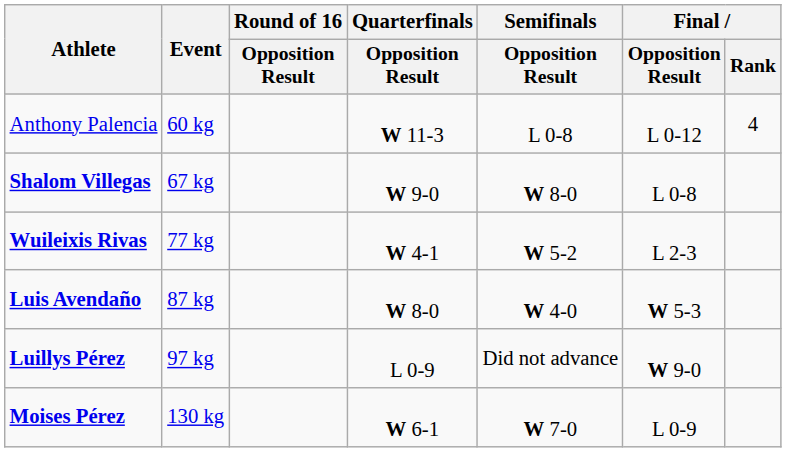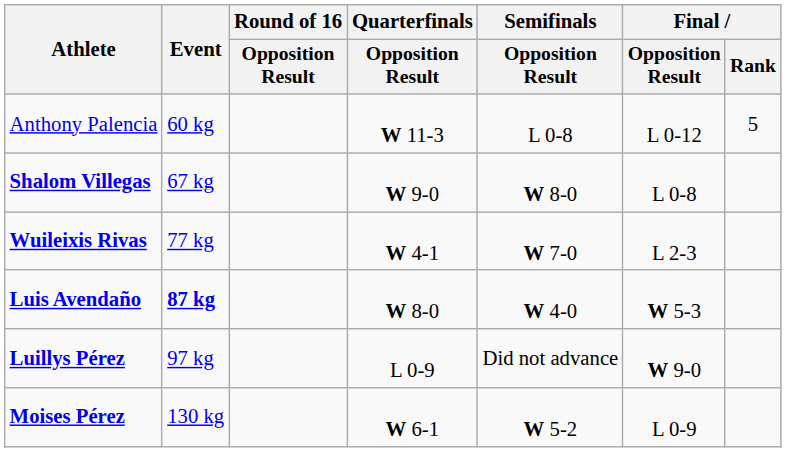(753, 123) 4 -> (753, 123) 5
(550, 253) W 5-2 -> (550, 253) W 7-0
(191, 299) normal -> (191, 299) bold
(550, 429) W 7-0 -> (550, 429) W 5-2
